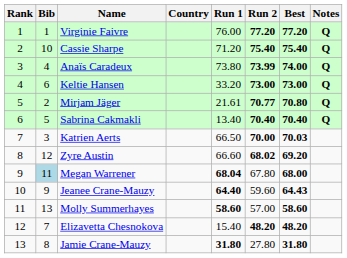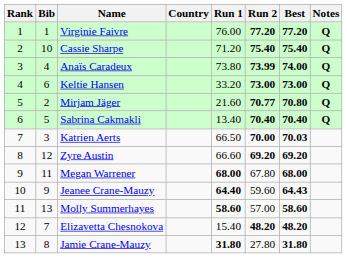(228, 102) 21.61 -> (228, 102) 21.60
(263, 155) 68.02 -> (263, 155) 69.20
(47, 173) lightblue background -> (47, 173) no background
(228, 173) 68.04 -> (228, 173) 68.00
